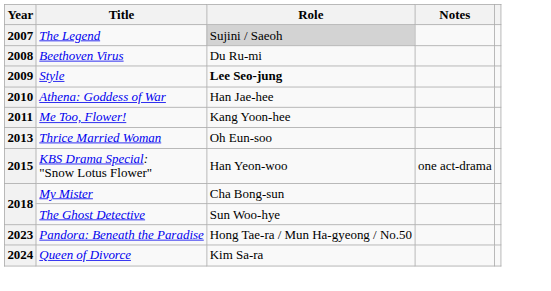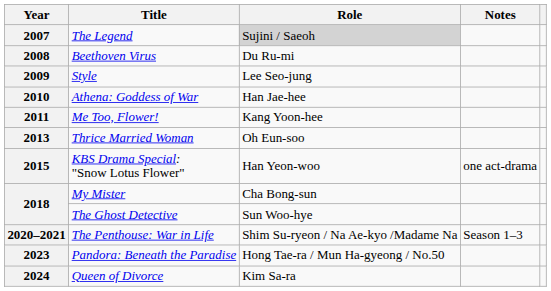(246, 76) bold -> (277, 76) normal
+ row: (37, 234)
